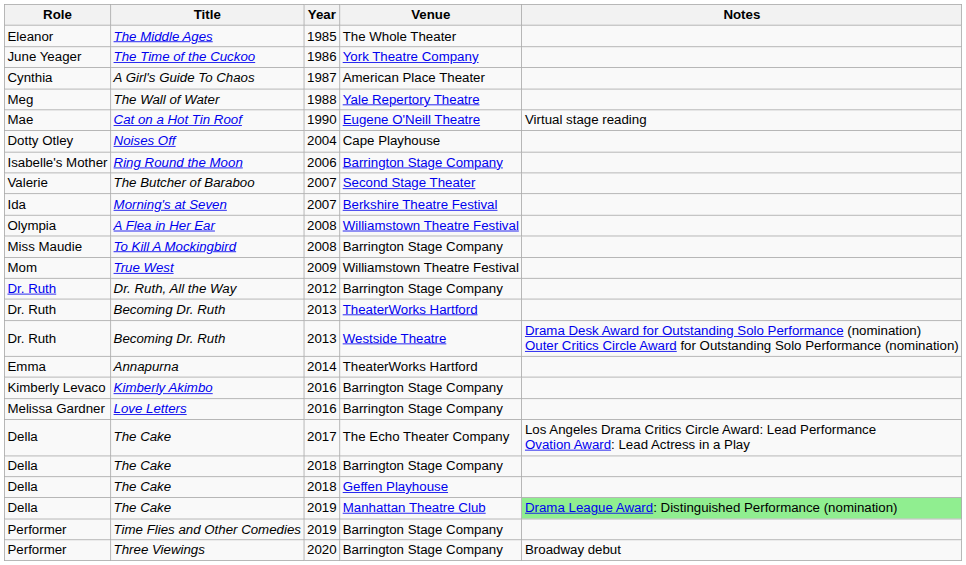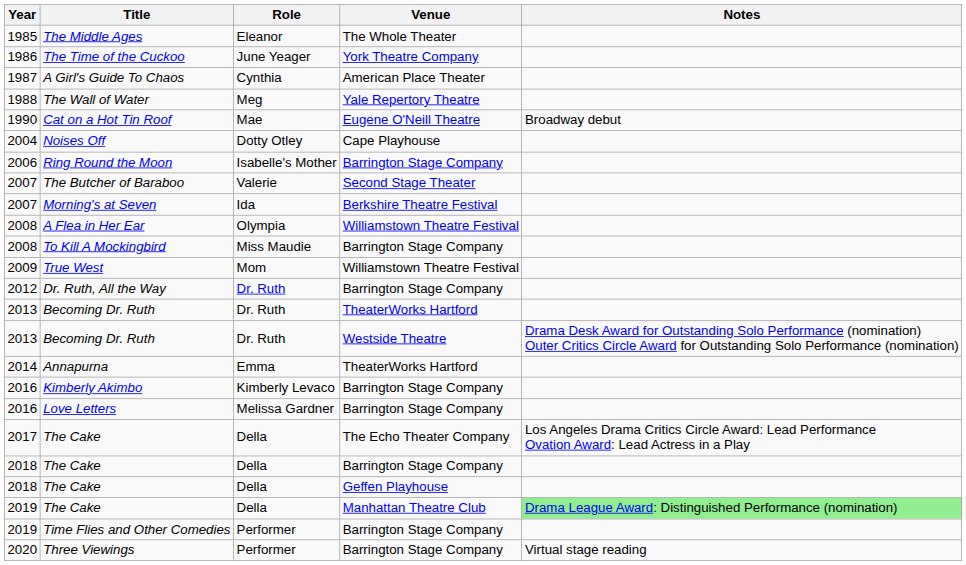columns swapped: (322, 15) <-> (57, 15)
(586, 120) Virtual stage reading -> (573, 120) Broadway debut
(573, 550) Broadway debut -> (586, 550) Virtual stage reading
